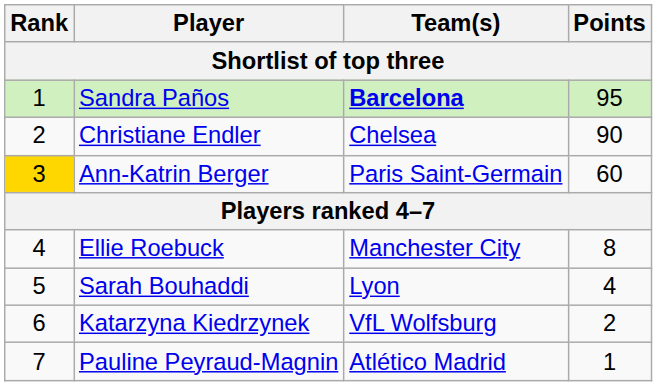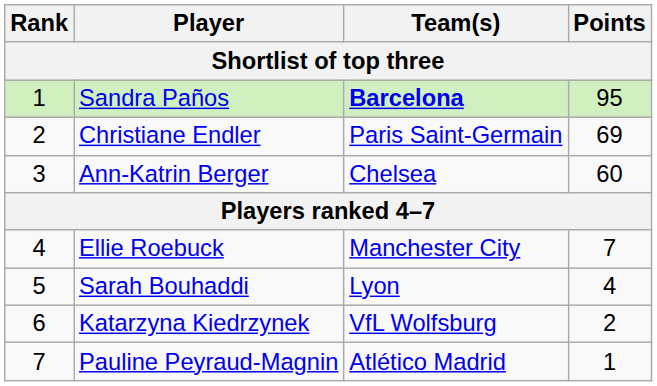(393, 135) Chelsea -> (456, 135) Paris Saint-Germain
(610, 135) 90 -> (610, 135) 69
(39, 173) gold background -> (39, 173) no background
(456, 173) Paris Saint-Germain -> (393, 173) Chelsea
(610, 248) 8 -> (610, 248) 7
